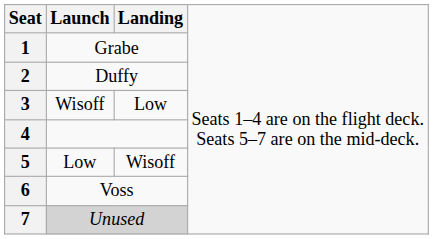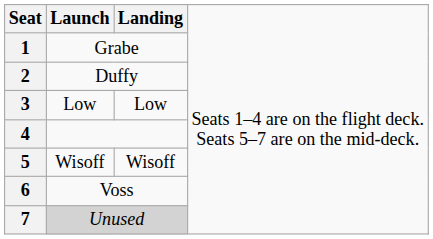(80, 104) Wisoff -> (80, 104) Low
(80, 162) Low -> (80, 162) Wisoff
